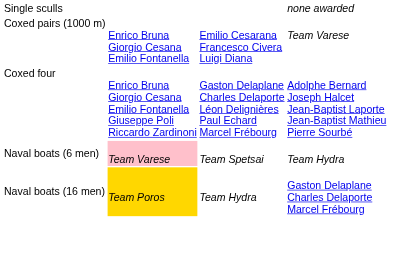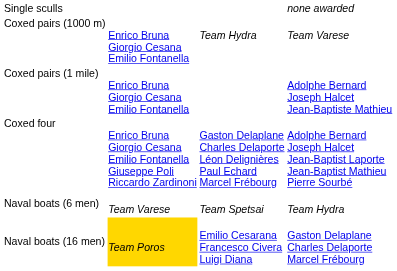(241, 47) Emilio Cesarana Francesco Civera Luigi Diana -> (228, 35) Team Hydra
+ row: (51, 73)
(139, 159) pink background -> (139, 209) no background
(228, 197) Team Hydra -> (241, 248) Emilio Cesarana Francesco Civera Luigi Diana
